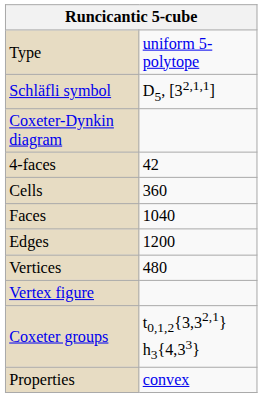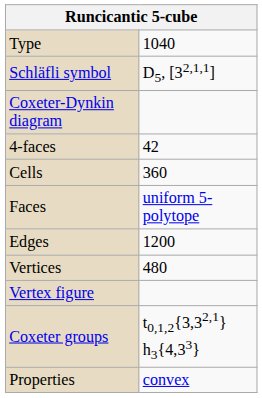(178, 52) uniform 5-polytope -> (159, 43) 1040
(159, 216) 1040 -> (178, 207) uniform 5-polytope
